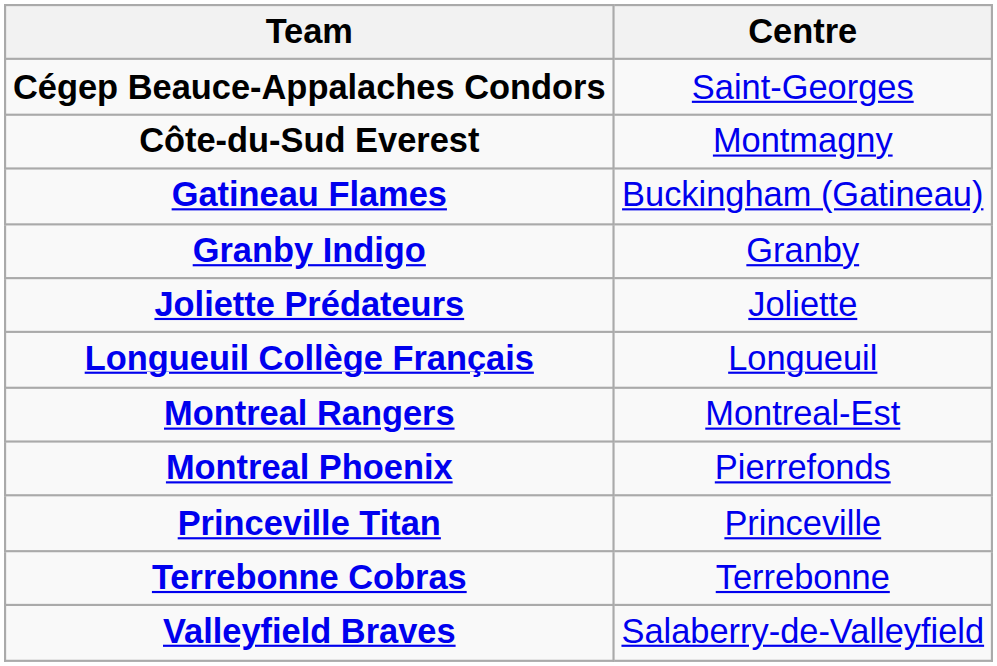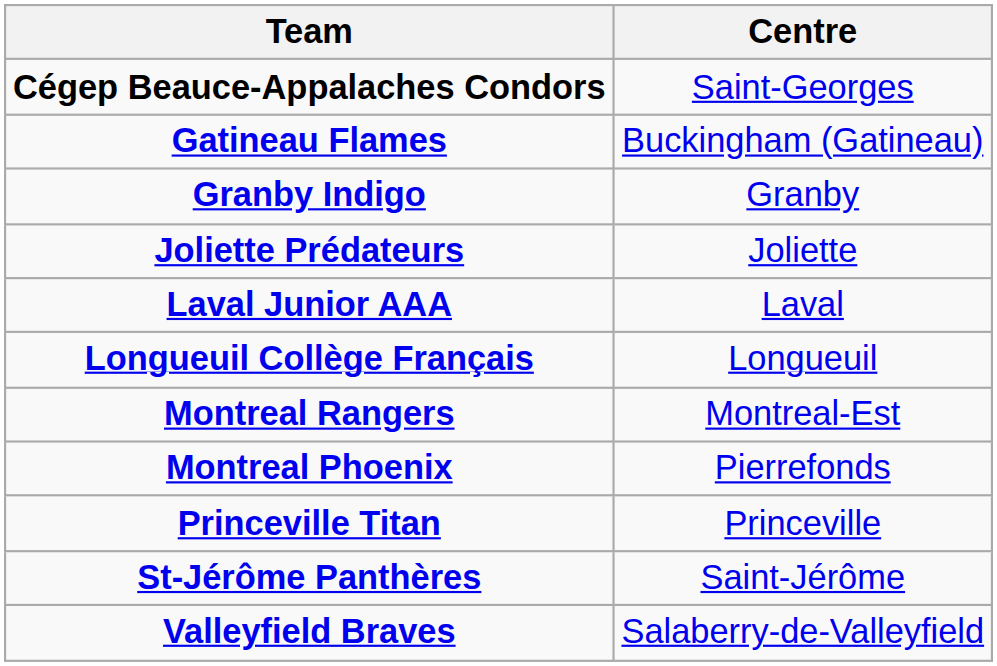- row: (309, 140)
+ row: (309, 304)
+ row: (309, 577)
- row: (309, 577)
